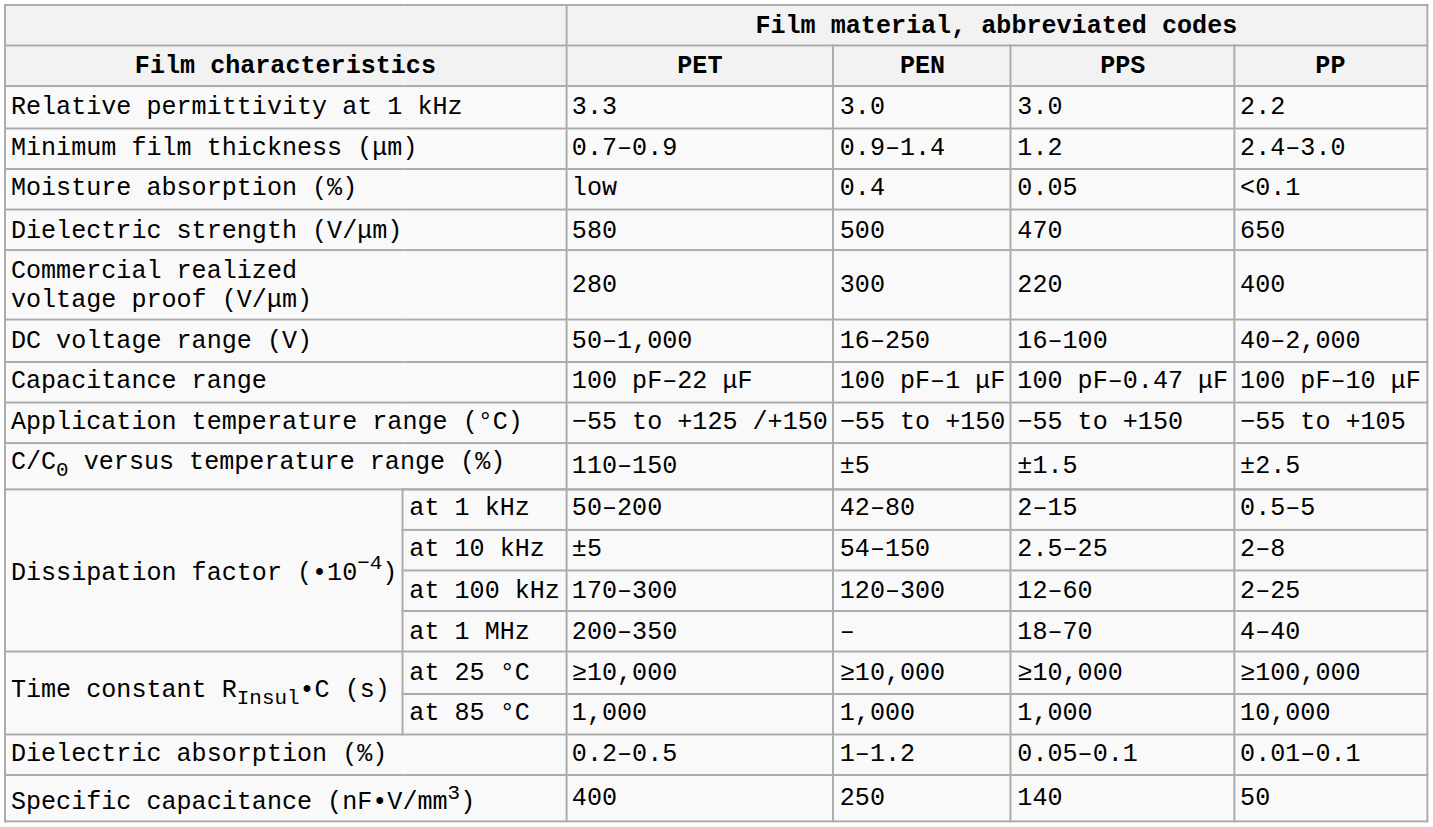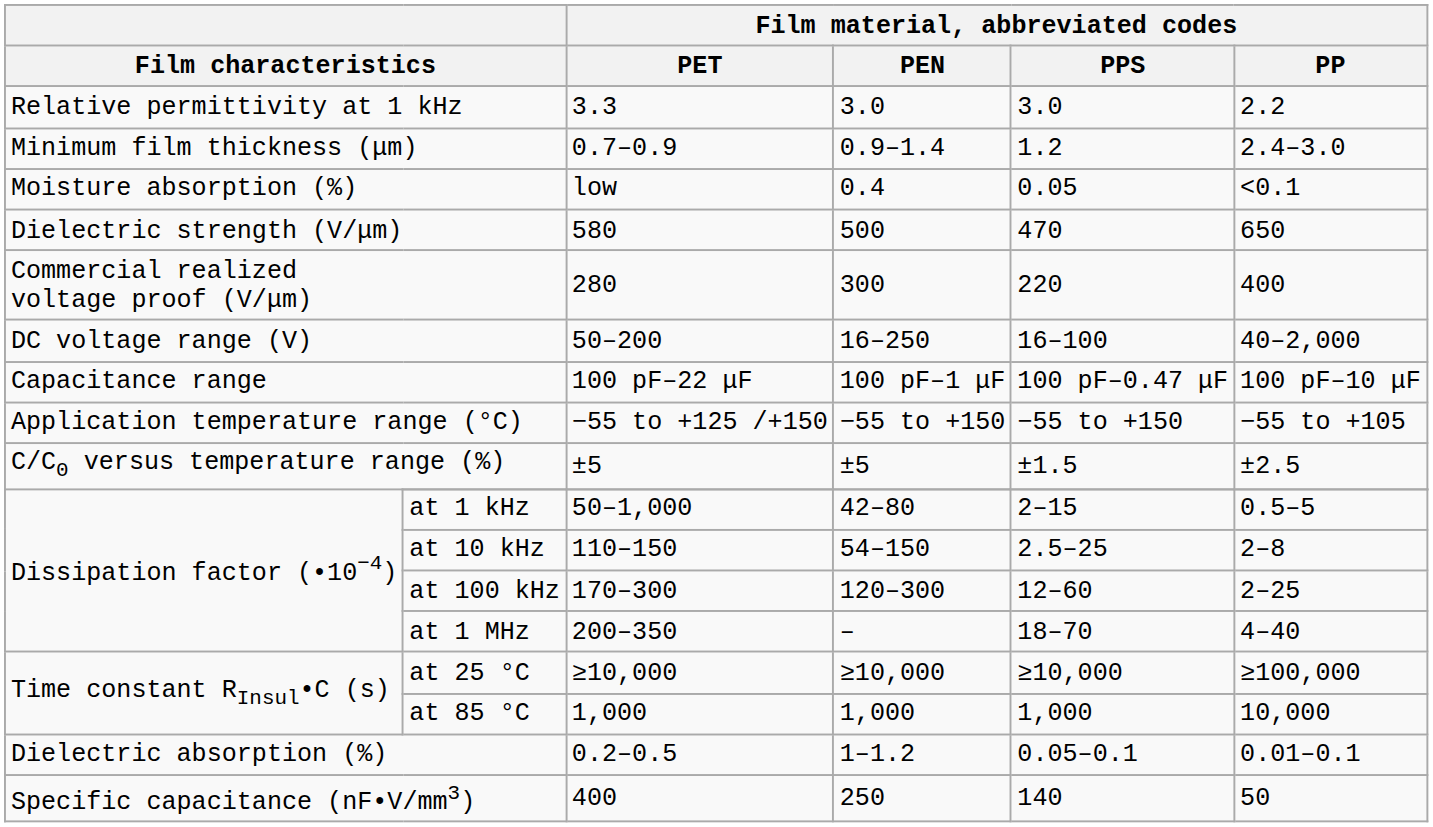(632, 341) 50–1,000 -> (617, 341) 50–200
(625, 466) 110–150 -> (587, 466) ±5
(617, 509) 50–200 -> (632, 509) 50–1,000
(587, 550) ±5 -> (625, 550) 110–150
